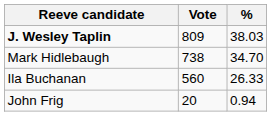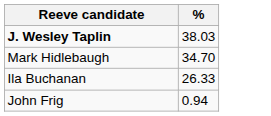- column: (203, 15)
